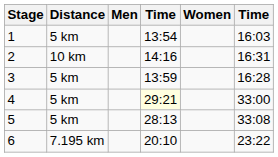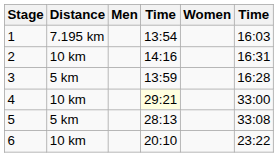(64, 36) 5 km -> (77, 36) 7.195 km
(64, 99) 5 km -> (68, 99) 10 km
(77, 141) 7.195 km -> (68, 141) 10 km
